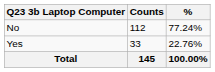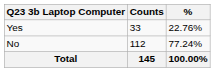rows swapped: (15, 43) <-> (13, 28)
